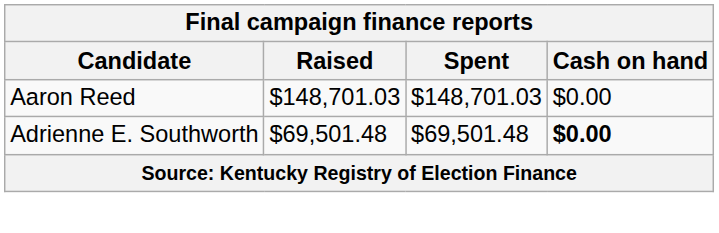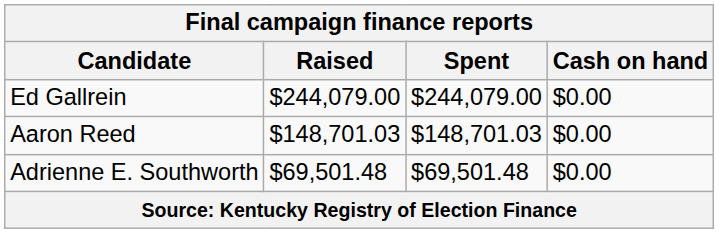+ row: (68, 97)
(582, 135) bold -> (582, 172) normal
